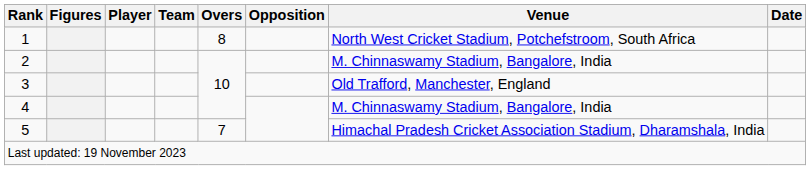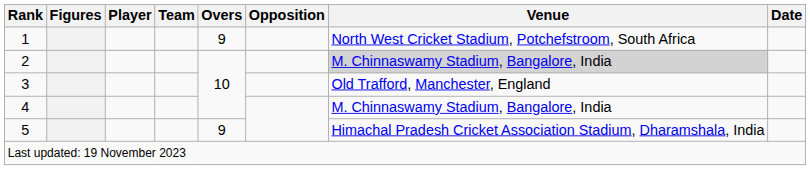(222, 38) 8 -> (222, 38) 9
(472, 61) no background -> (472, 61) lightgrey background
(222, 130) 7 -> (222, 130) 9
